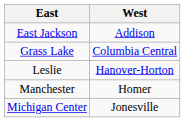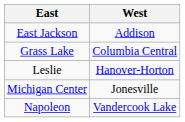- row: (47, 88)
+ row: (47, 107)
